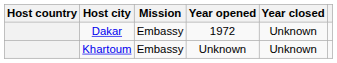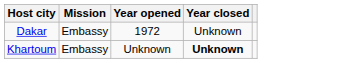- column: (42, 13)
(293, 49) normal -> (218, 49) bold
